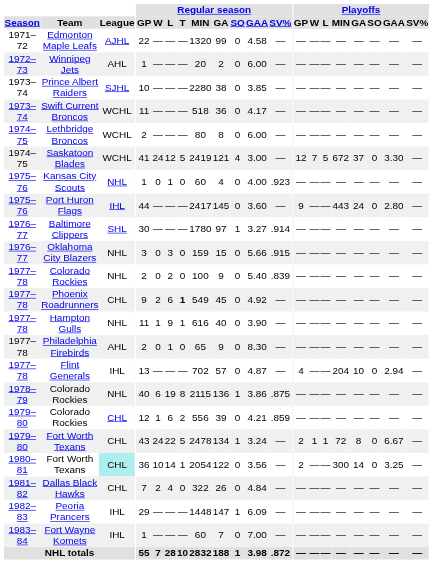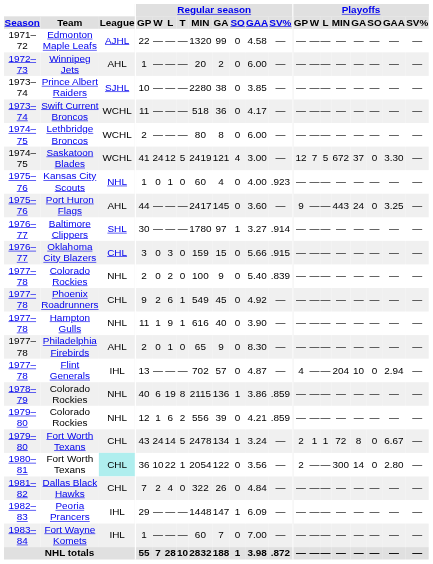(117, 205) IHL -> (117, 205) AHL
(394, 205) 2.80 -> (394, 205) 3.25
(117, 252) NHL -> (117, 252) CHL
(183, 299) bold -> (183, 299) normal
(280, 394) .875 -> (280, 394) .859
(117, 417) CHL -> (117, 417) NHL
(170, 441) 22 -> (170, 441) 14
(170, 464) 14 -> (170, 464) 22
(394, 464) 3.25 -> (394, 464) 2.80
